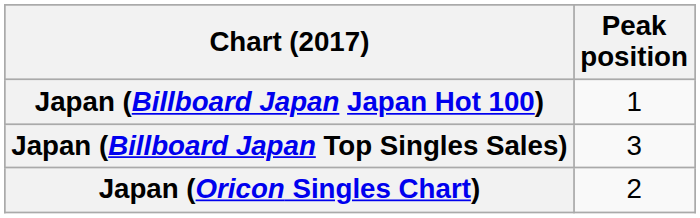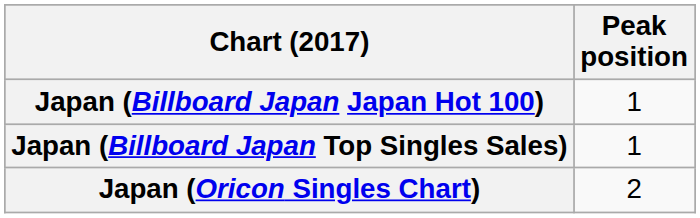(634, 145) 3 -> (634, 145) 1
